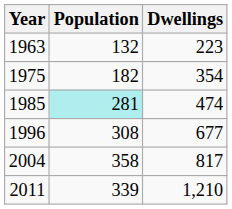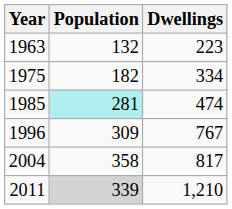(210, 75) 354 -> (210, 75) 334
(125, 132) 308 -> (125, 132) 309
(210, 132) 677 -> (210, 132) 767
(125, 189) no background -> (125, 189) lightgrey background
